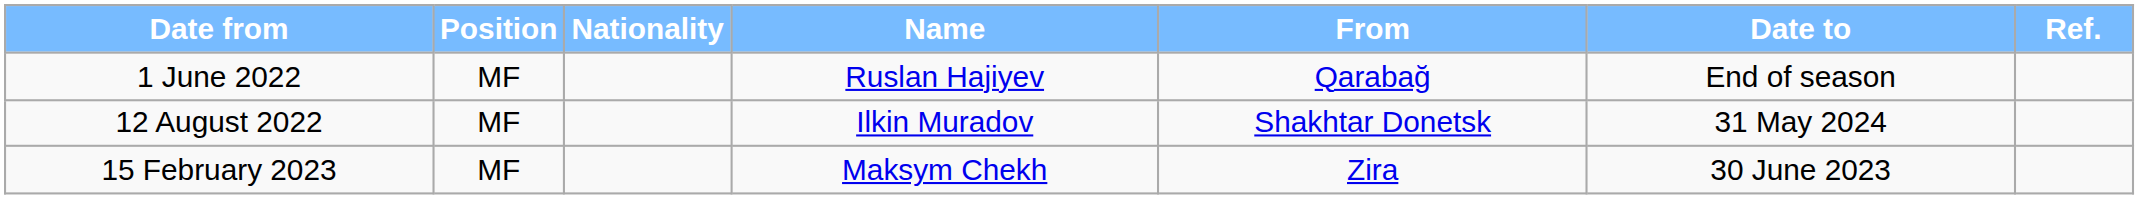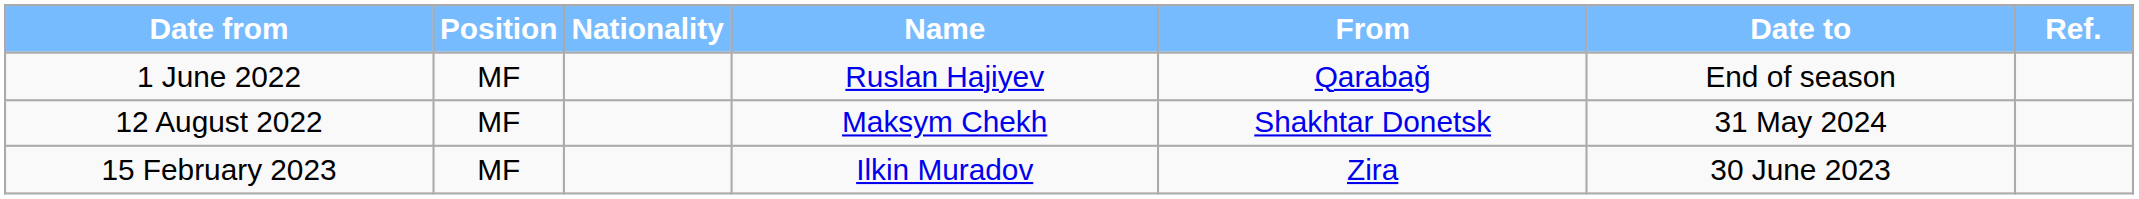(945, 123) Ilkin Muradov -> (945, 123) Maksym Chekh
(945, 170) Maksym Chekh -> (945, 170) Ilkin Muradov
